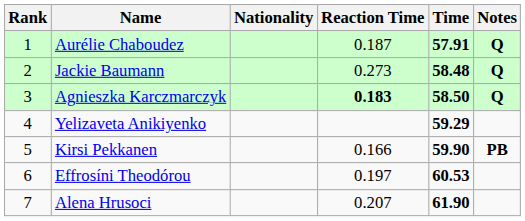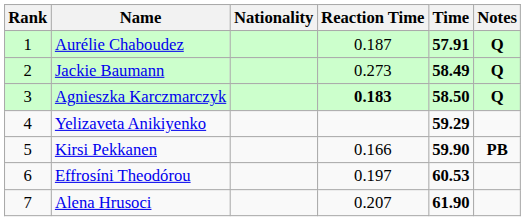(451, 70) 58.48 -> (451, 70) 58.49
